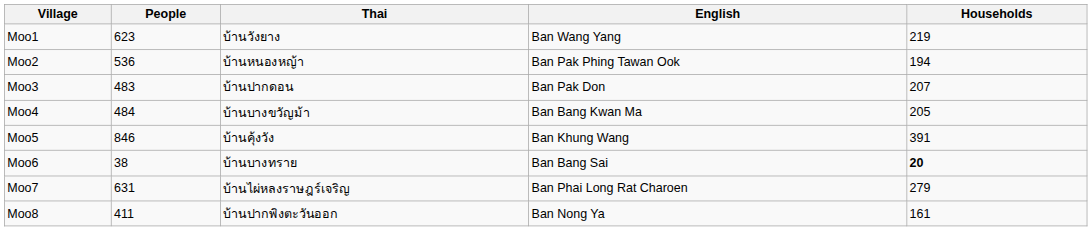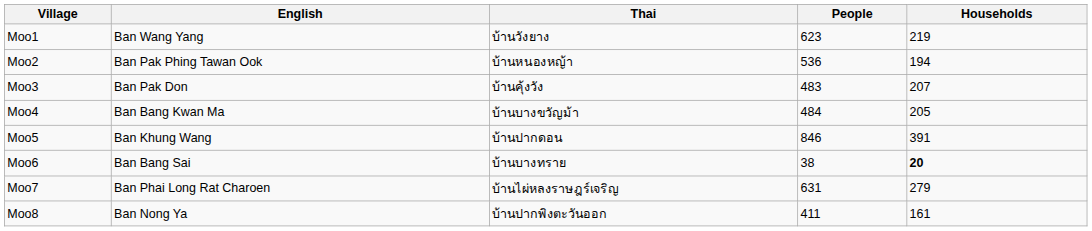columns swapped: (718, 14) <-> (166, 14)
(258, 87) บ้านปากดอน -> (518, 87) บ้านคุ้งวัง
(249, 138) บ้านคุ้งวัง -> (527, 138) บ้านปากดอน
